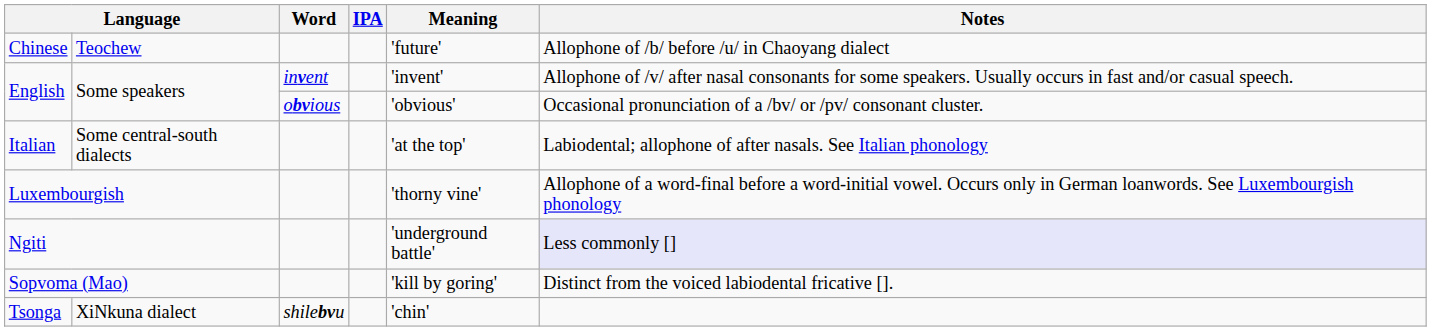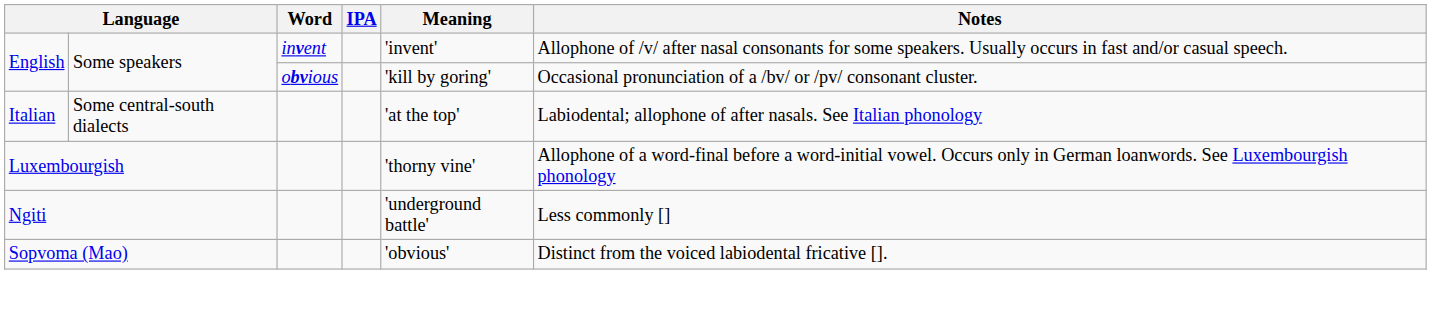- row: (38, 47)
(423, 105) 'obvious' -> (438, 76) 'kill by goring'
(610, 243) lavender background -> (604, 214) no background
(444, 283) 'kill by goring' -> (417, 254) 'obvious'
- row: (35, 311)
